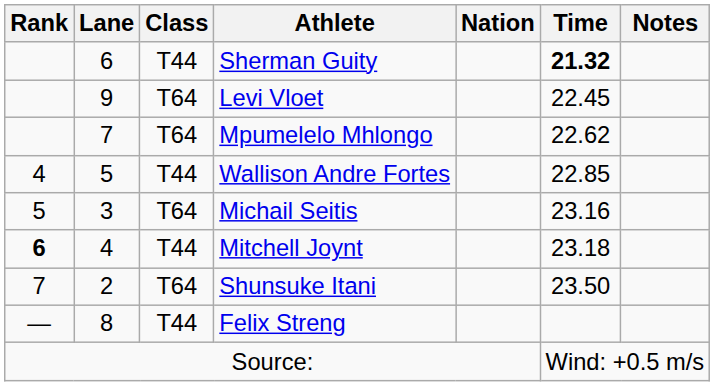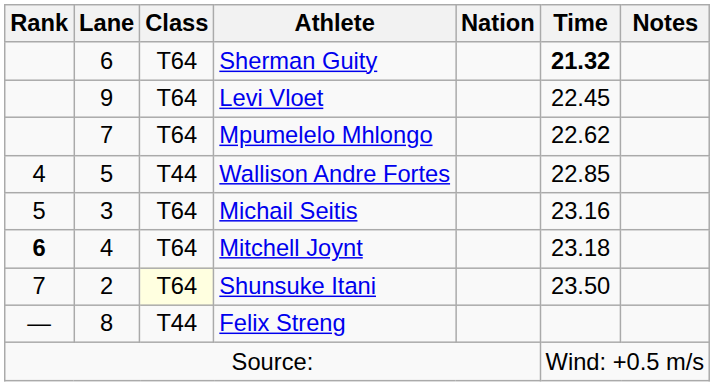(177, 60) T44 -> (177, 60) T64
(177, 248) T44 -> (177, 248) T64
(177, 286) no background -> (177, 286) lightyellow background
